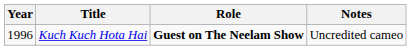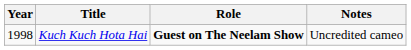(20, 34) 1996 -> (20, 34) 1998
